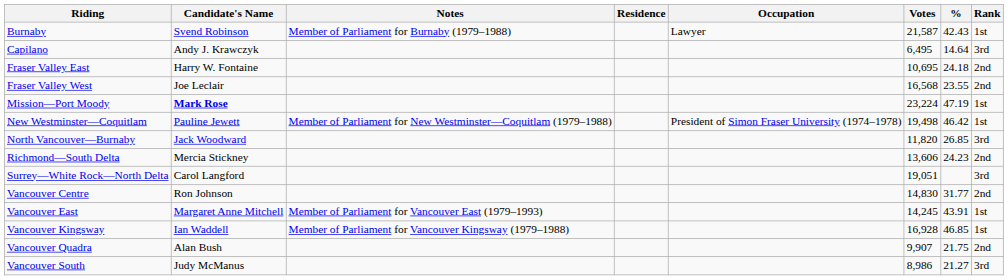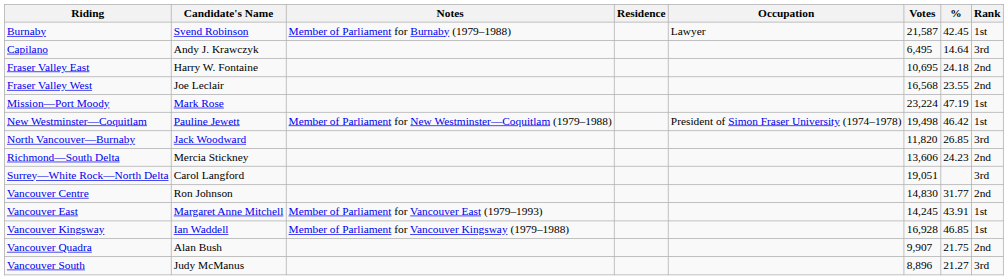(956, 31) 42.43 -> (956, 31) 42.45
(201, 103) bold -> (199, 103) normal
(919, 265) 8,986 -> (919, 265) 8,896
